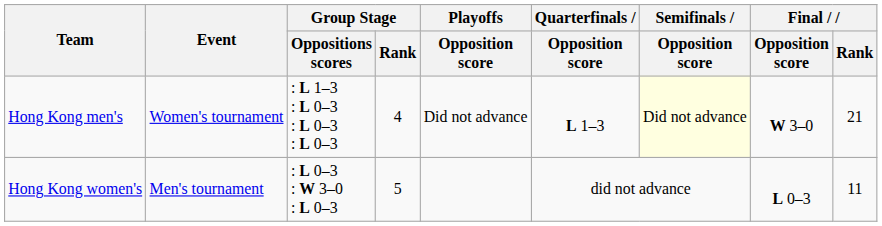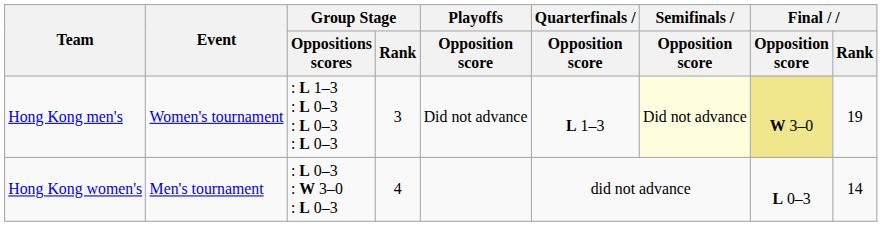(398, 116) 4 -> (398, 116) 3
(792, 126) no background -> (792, 126) khaki background
(855, 116) 21 -> (855, 116) 19
(398, 189) 5 -> (398, 189) 4
(855, 189) 11 -> (855, 189) 14
